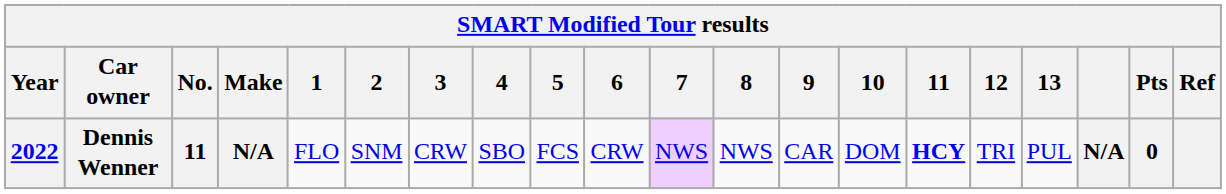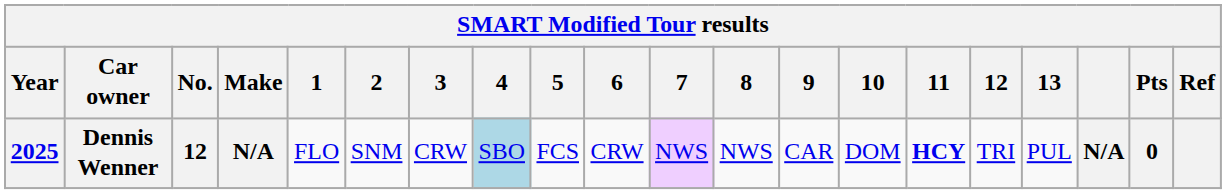(35, 152) 2022 -> (35, 152) 2025
(195, 152) 11 -> (195, 152) 12
(502, 152) no background -> (502, 152) lightblue background
